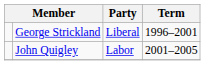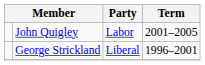rows swapped: (58, 32) <-> (47, 50)
